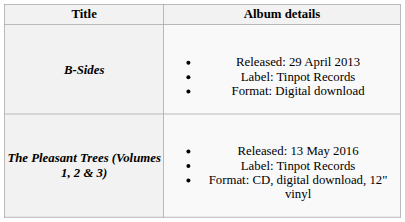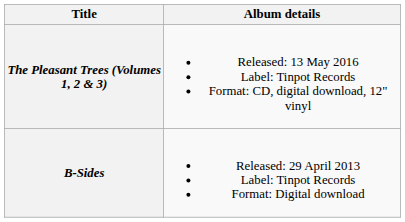rows swapped: (84, 69) <-> (84, 165)
